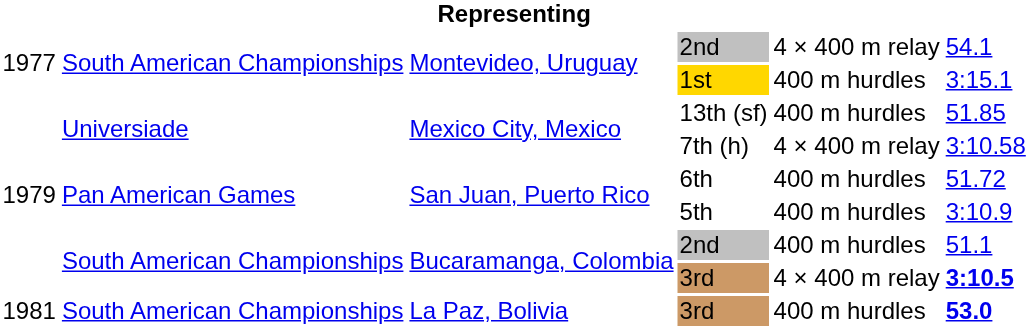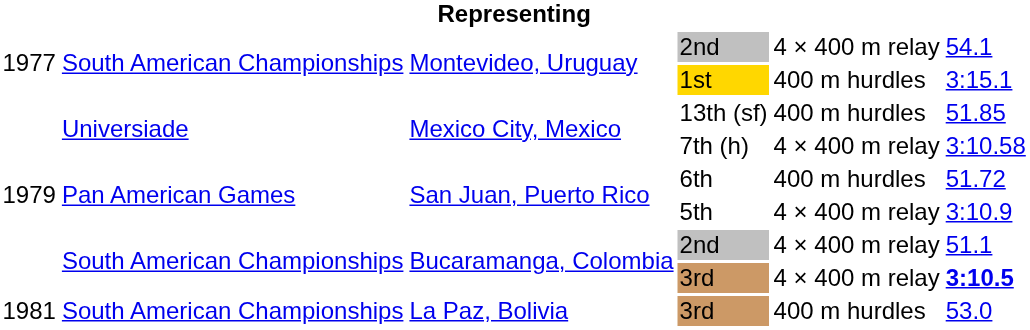(850, 211) 400 m hurdles -> (857, 211) 4 × 400 m relay
(850, 244) 400 m hurdles -> (857, 244) 4 × 400 m relay
(969, 310) bold -> (969, 310) normal
